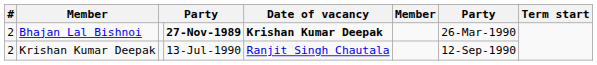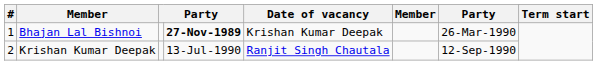(11, 32) 2 -> (11, 32) 1
(315, 32) bold -> (315, 32) normal
